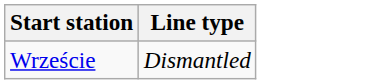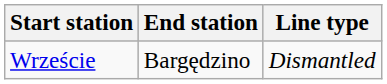+ column: (201, 22)
